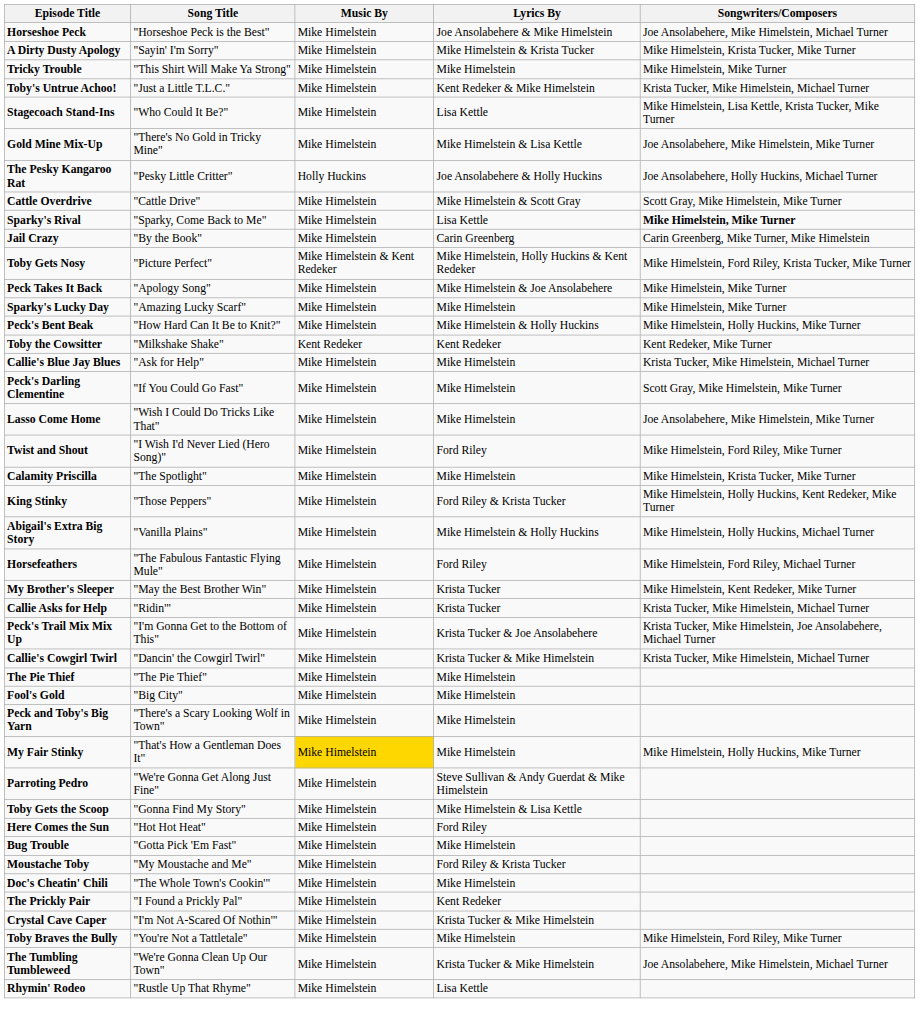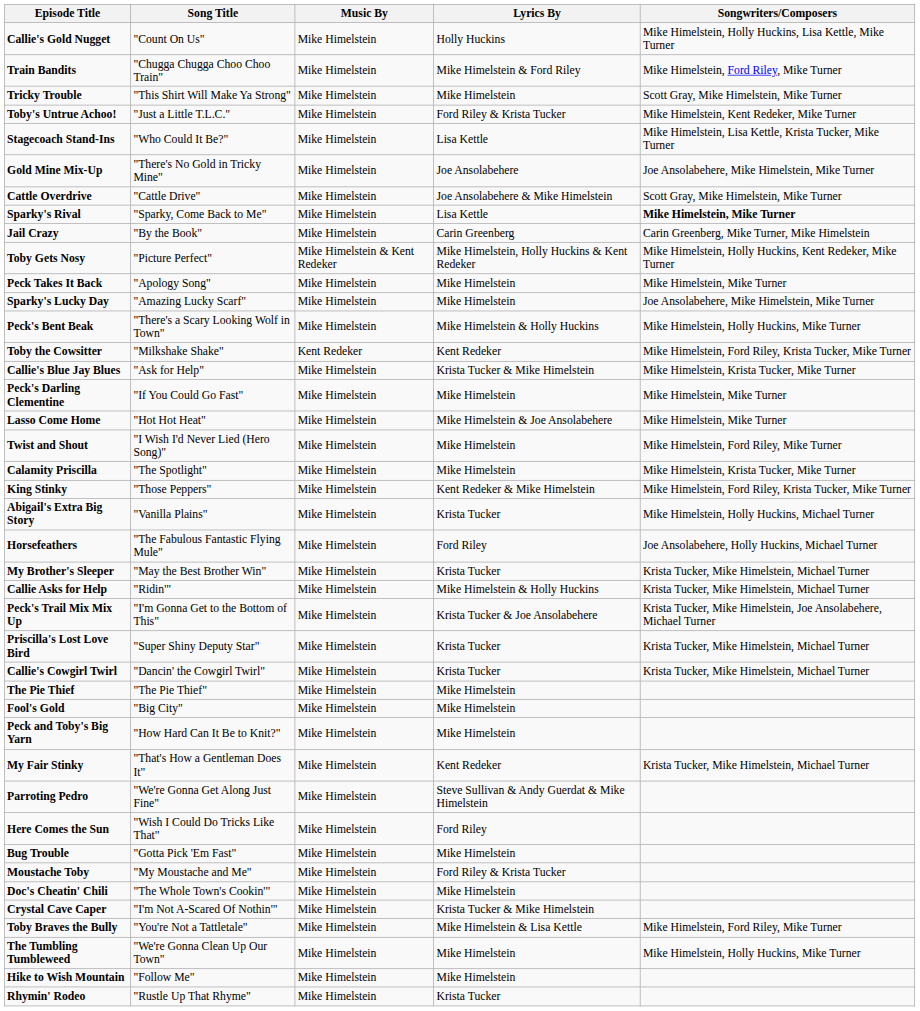- row: (46, 32)
+ row: (59, 38)
+ row: (42, 70)
- row: (64, 50)
(715, 69) Mike Himelstein, Mike Turner -> (742, 95) Scott Gray, Mike Himelstein, Mike Turner
(516, 87) Kent Redeker & Mike Himelstein -> (501, 114) Ford Riley & Krista Tucker
(756, 87) Krista Tucker, Mike Himelstein, Michael Turner -> (750, 114) Mike Himelstein, Kent Redeker, Mike Turner
(509, 144) Mike Himelstein & Lisa Kettle -> (478, 170) Joe Ansolabehere
- row: (59, 176)
(509, 201) Mike Himelstein & Scott Gray -> (524, 195) Joe Ansolabehere & Mike Himelstein
(777, 263) Mike Himelstein, Ford Riley, Krista Tucker, Mike Turner -> (770, 258) Mike Himelstein, Holly Huckins, Kent Redeker, Mike Turner
(524, 288) Mike Himelstein & Joe Ansolabehere -> (476, 283) Mike Himelstein
(715, 307) Mike Himelstein, Mike Turner -> (759, 301) Joe Ansolabehere, Mike Himelstein, Mike Turner
(207, 325) "How Hard Can It Be to Knit?" -> (212, 326) "There's a Scary Looking Wolf in Town"
(707, 344) Kent Redeker, Mike Turner -> (777, 351) Mike Himelstein, Ford Riley, Krista Tucker, Mike Turner
(476, 362) Mike Himelstein -> (515, 370) Krista Tucker & Mike Himelstein
(756, 362) Krista Tucker, Mike Himelstein, Michael Turner -> (749, 370) Mike Himelstein, Krista Tucker, Mike Turner
(742, 387) Scott Gray, Mike Himelstein, Mike Turner -> (715, 395) Mike Himelstein, Mike Turner
(204, 419) "Wish I Could Do Tricks Like That" -> (170, 420) "Hot Hot Heat"
(476, 419) Mike Himelstein -> (524, 420) Mike Himelstein & Joe Ansolabehere
(759, 419) Joe Ansolabehere, Mike Himelstein, Mike Turner -> (715, 420) Mike Himelstein, Mike Turner
(462, 451) Ford Riley -> (476, 445) Mike Himelstein
(501, 501) Ford Riley & Krista Tucker -> (516, 489) Kent Redeker & Mike Himelstein
(770, 501) Mike Himelstein, Holly Huckins, Kent Redeker, Mike Turner -> (777, 489) Mike Himelstein, Ford Riley, Krista Tucker, Mike Turner
(518, 532) Mike Himelstein & Holly Huckins -> (468, 514) Krista Tucker
(749, 564) Mike Himelstein, Ford Riley, Michael Turner -> (760, 546) Joe Ansolabehere, Holly Huckins, Michael Turner
(750, 589) Mike Himelstein, Kent Redeker, Mike Turner -> (756, 571) Krista Tucker, Mike Himelstein, Michael Turner
(468, 608) Krista Tucker -> (518, 589) Mike Himelstein & Holly Huckins
+ row: (58, 646)
(515, 658) Krista Tucker & Mike Himelstein -> (468, 671) Krista Tucker
(212, 720) "There's a Scary Looking Wolf in Town" -> (207, 733) "How Hard Can It Be to Knit?"
(337, 752) gold background -> (337, 765) no background
(476, 752) Mike Himelstein -> (469, 765) Kent Redeker
(752, 752) Mike Himelstein, Holly Huckins, Mike Turner -> (756, 765) Krista Tucker, Mike Himelstein, Michael Turner
- row: (58, 809)
(170, 827) "Hot Hot Heat" -> (204, 828) "Wish I Could Do Tricks Like That"
- row: (49, 901)
(476, 938) Mike Himelstein -> (509, 927) Mike Himelstein & Lisa Kettle
(515, 963) Krista Tucker & Mike Himelstein -> (476, 952) Mike Himelstein
(765, 963) Joe Ansolabehere, Mike Himelstein, Michael Turner -> (752, 952) Mike Himelstein, Holly Huckins, Mike Turner
+ row: (66, 978)
(462, 988) Lisa Kettle -> (468, 996) Krista Tucker
